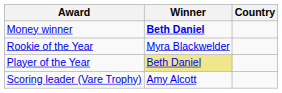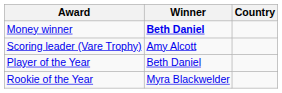rows swapped: (74, 79) <-> (50, 46)
(174, 63) khaki background -> (174, 63) no background
